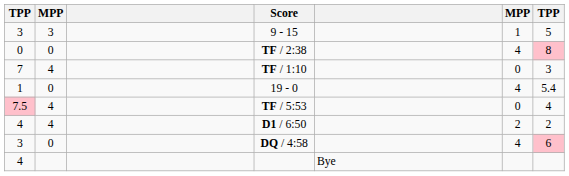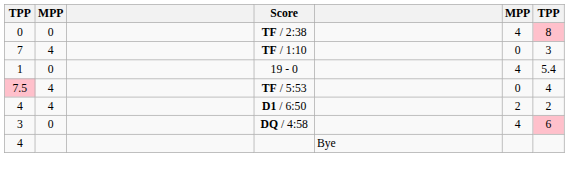- row: (284, 32)
